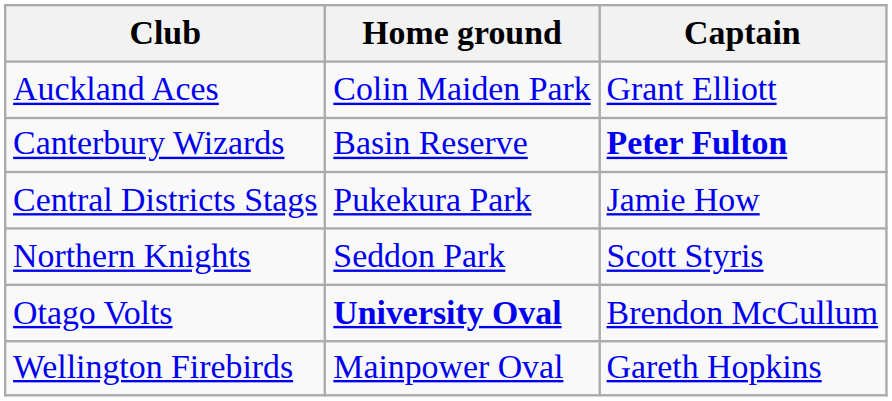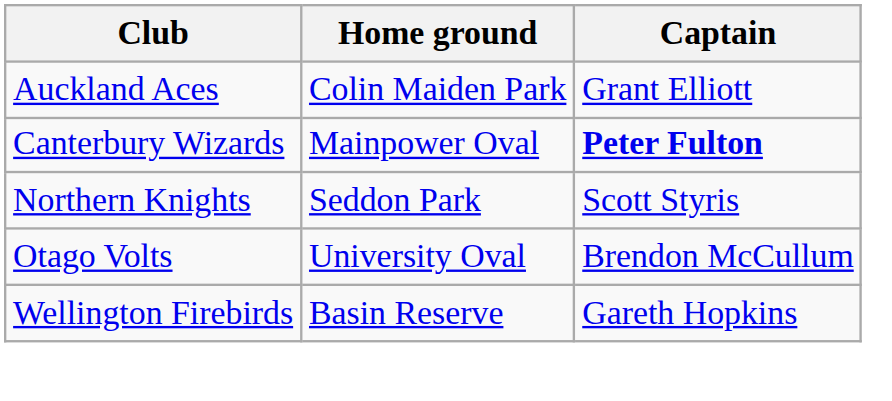(431, 144) Basin Reserve -> (424, 144) Mainpower Oval
- row: (165, 200)
(447, 311) bold -> (417, 256) normal
(448, 367) Mainpower Oval -> (406, 311) Basin Reserve
